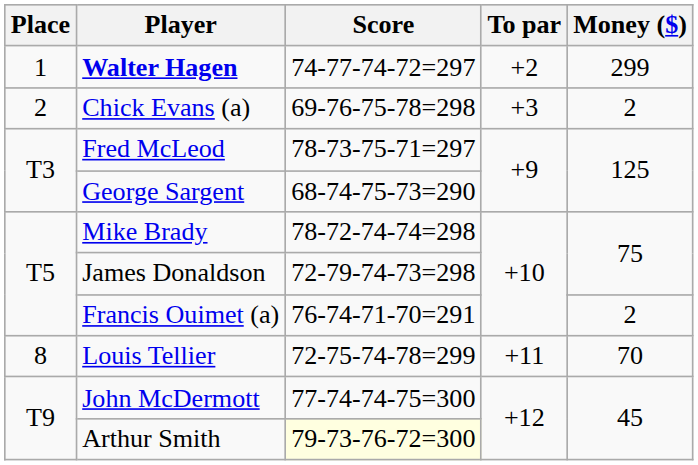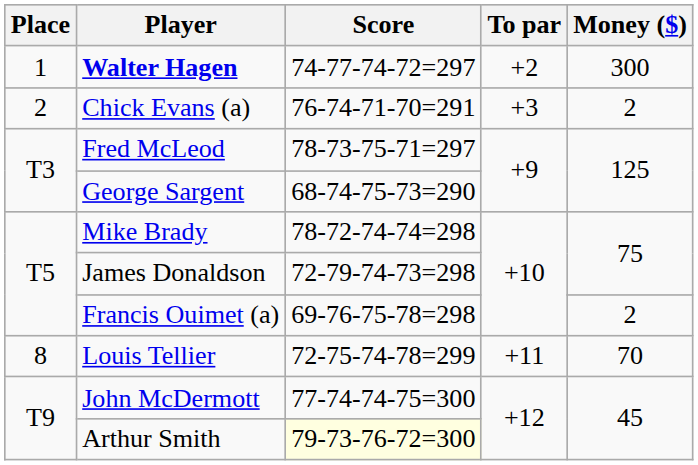(630, 66) 299 -> (630, 66) 300
(383, 107) 69-76-75-78=298 -> (383, 107) 76-74-71-70=291
(383, 314) 76-74-71-70=291 -> (383, 314) 69-76-75-78=298
